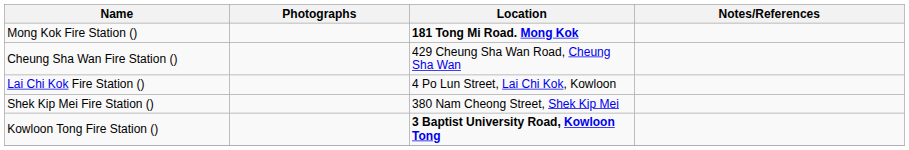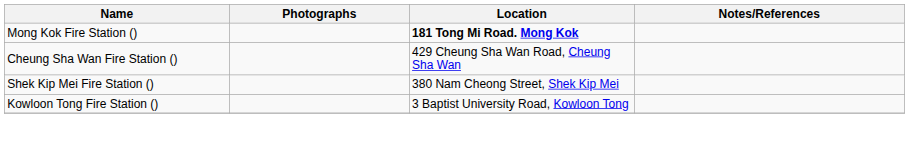- row: (76, 84)
(513, 129) bold -> (520, 103) normal
